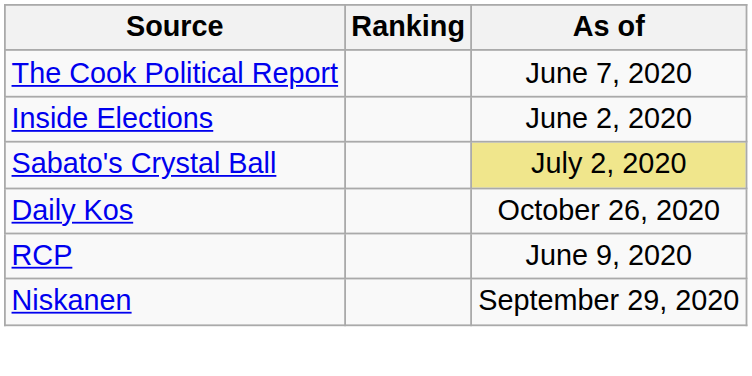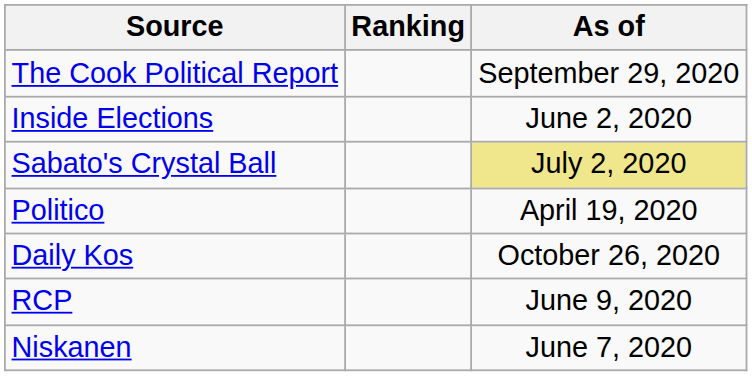(609, 73) June 7, 2020 -> (609, 73) September 29, 2020
+ row: (58, 210)
(609, 301) September 29, 2020 -> (609, 347) June 7, 2020
